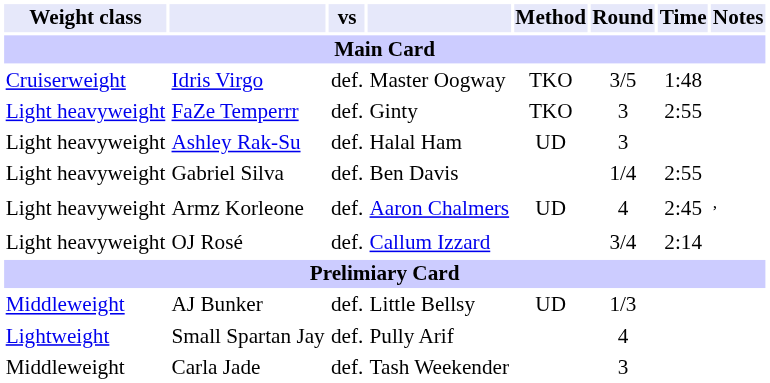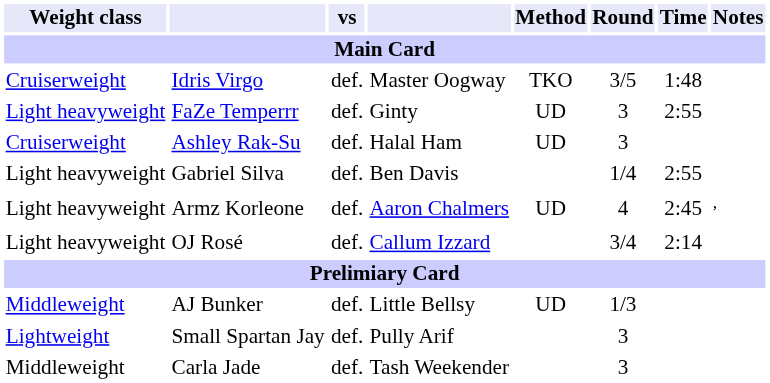(551, 111) TKO -> (551, 111) UD
(85, 142) Light heavyweight -> (66, 142) Cruiserweight
(623, 335) 4 -> (623, 335) 3
